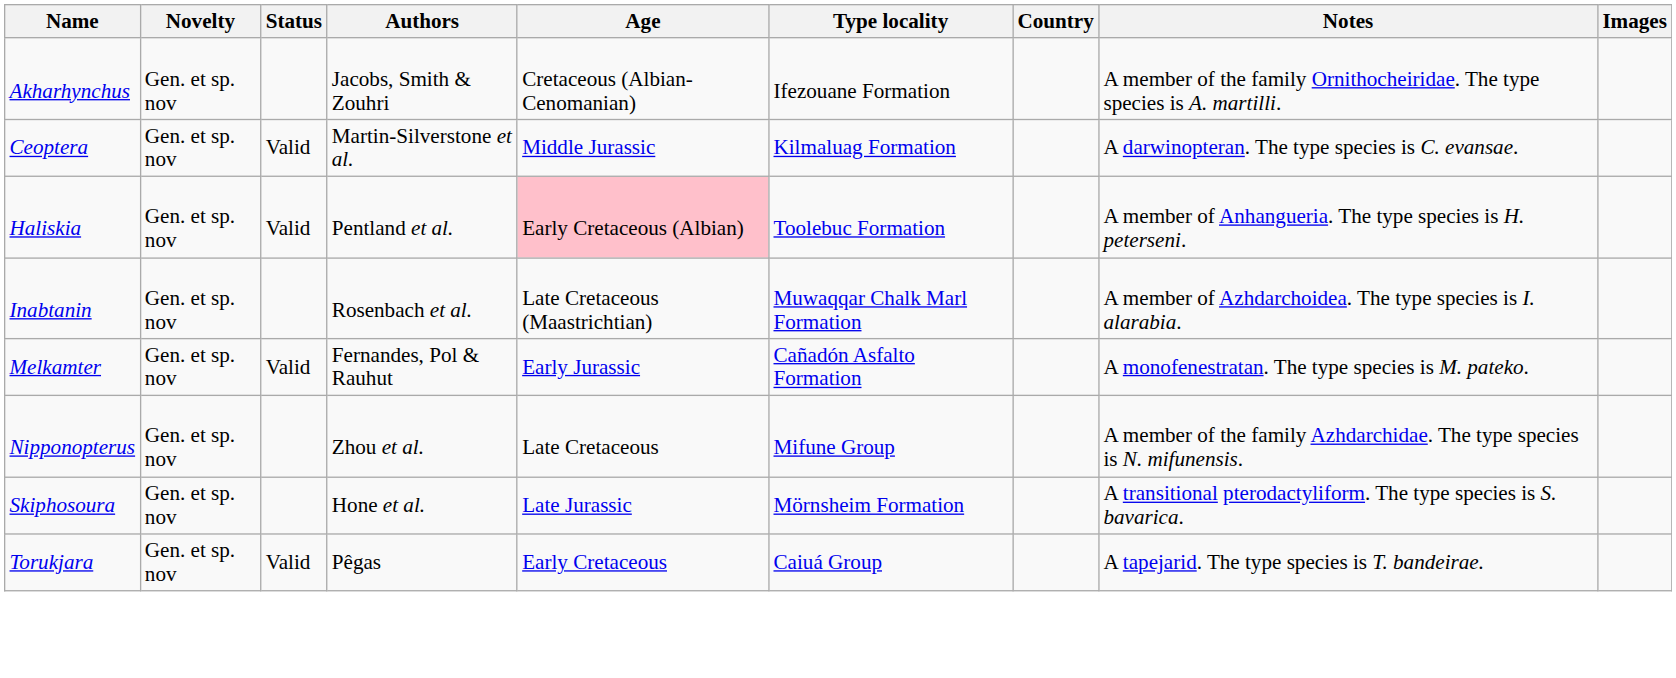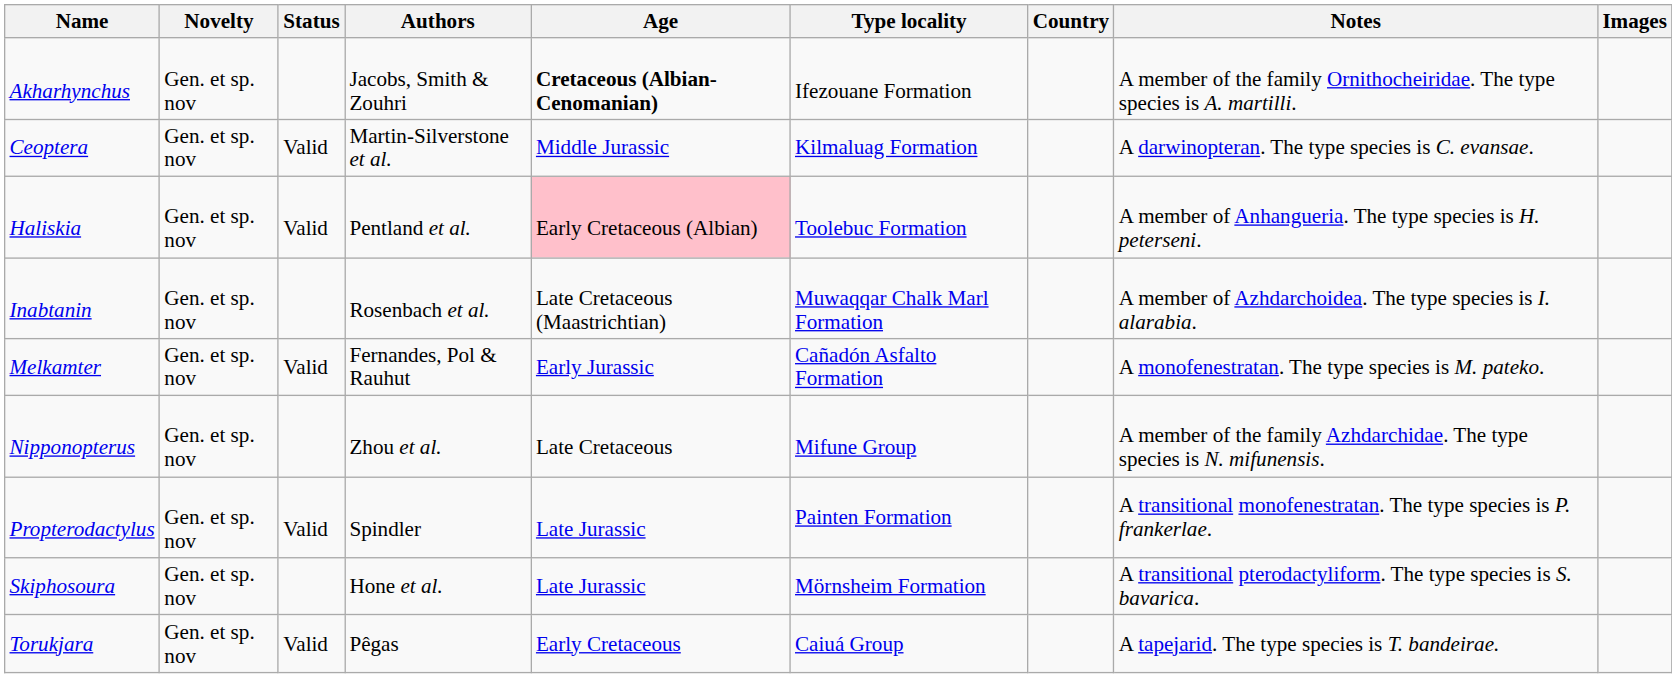(607, 90) normal -> (626, 90) bold
+ row: (82, 528)
